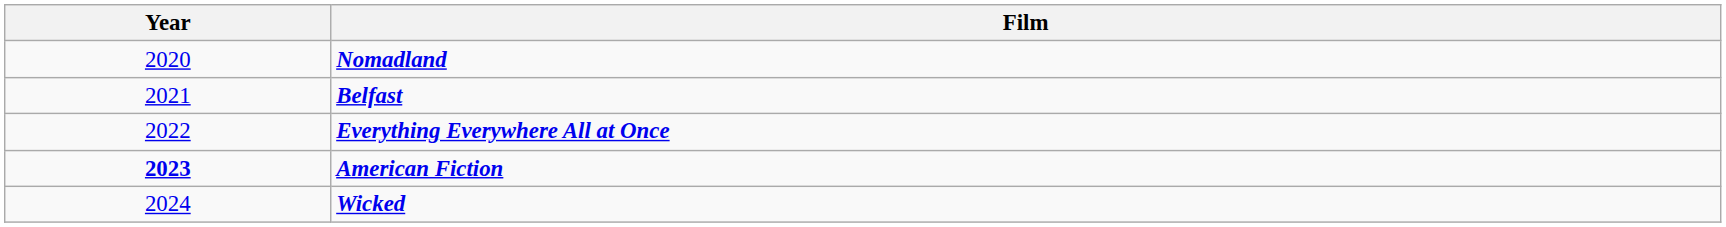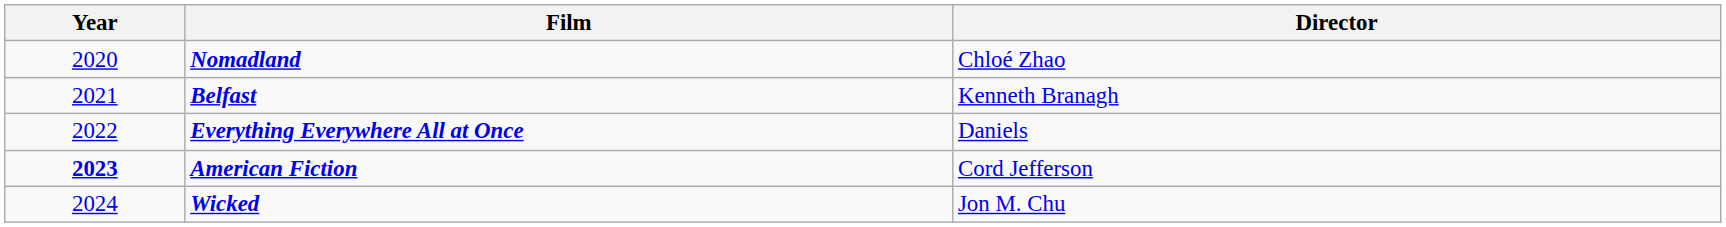+ column: (1337, 22)
